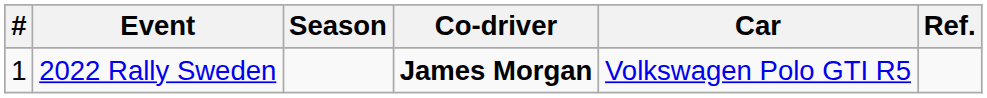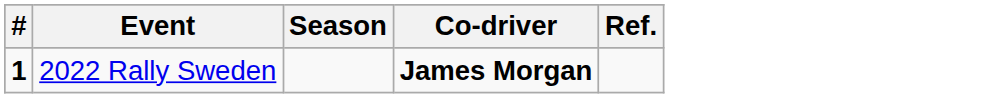- column: (758, 26)
(19, 69) normal -> (19, 69) bold
